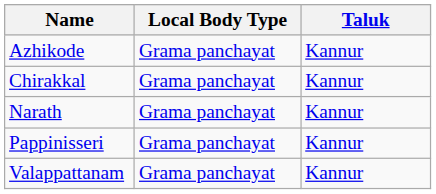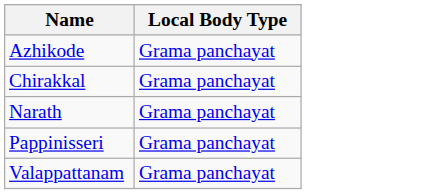- column: (366, 19)
